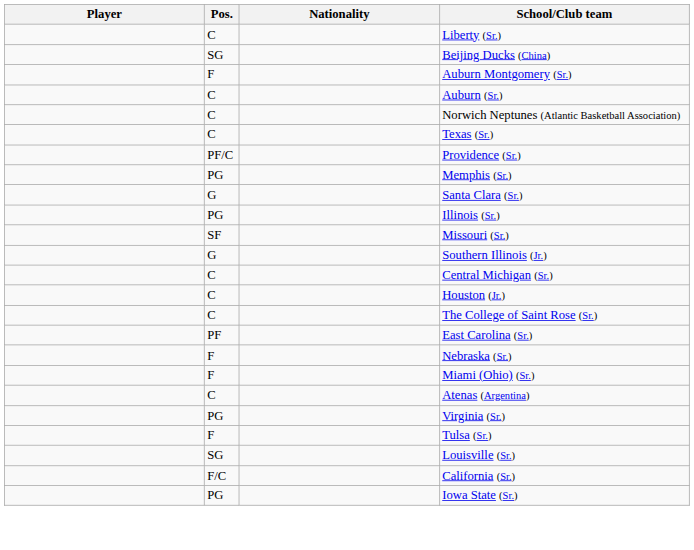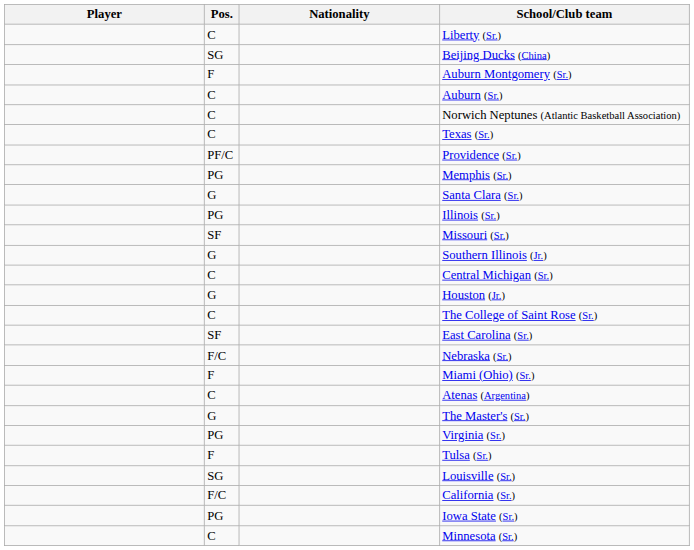(211, 295) C -> (212, 295) G
(214, 335) PF -> (214, 335) SF
(211, 355) F -> (217, 355) F/C
+ row: (486, 415)
+ row: (480, 535)
